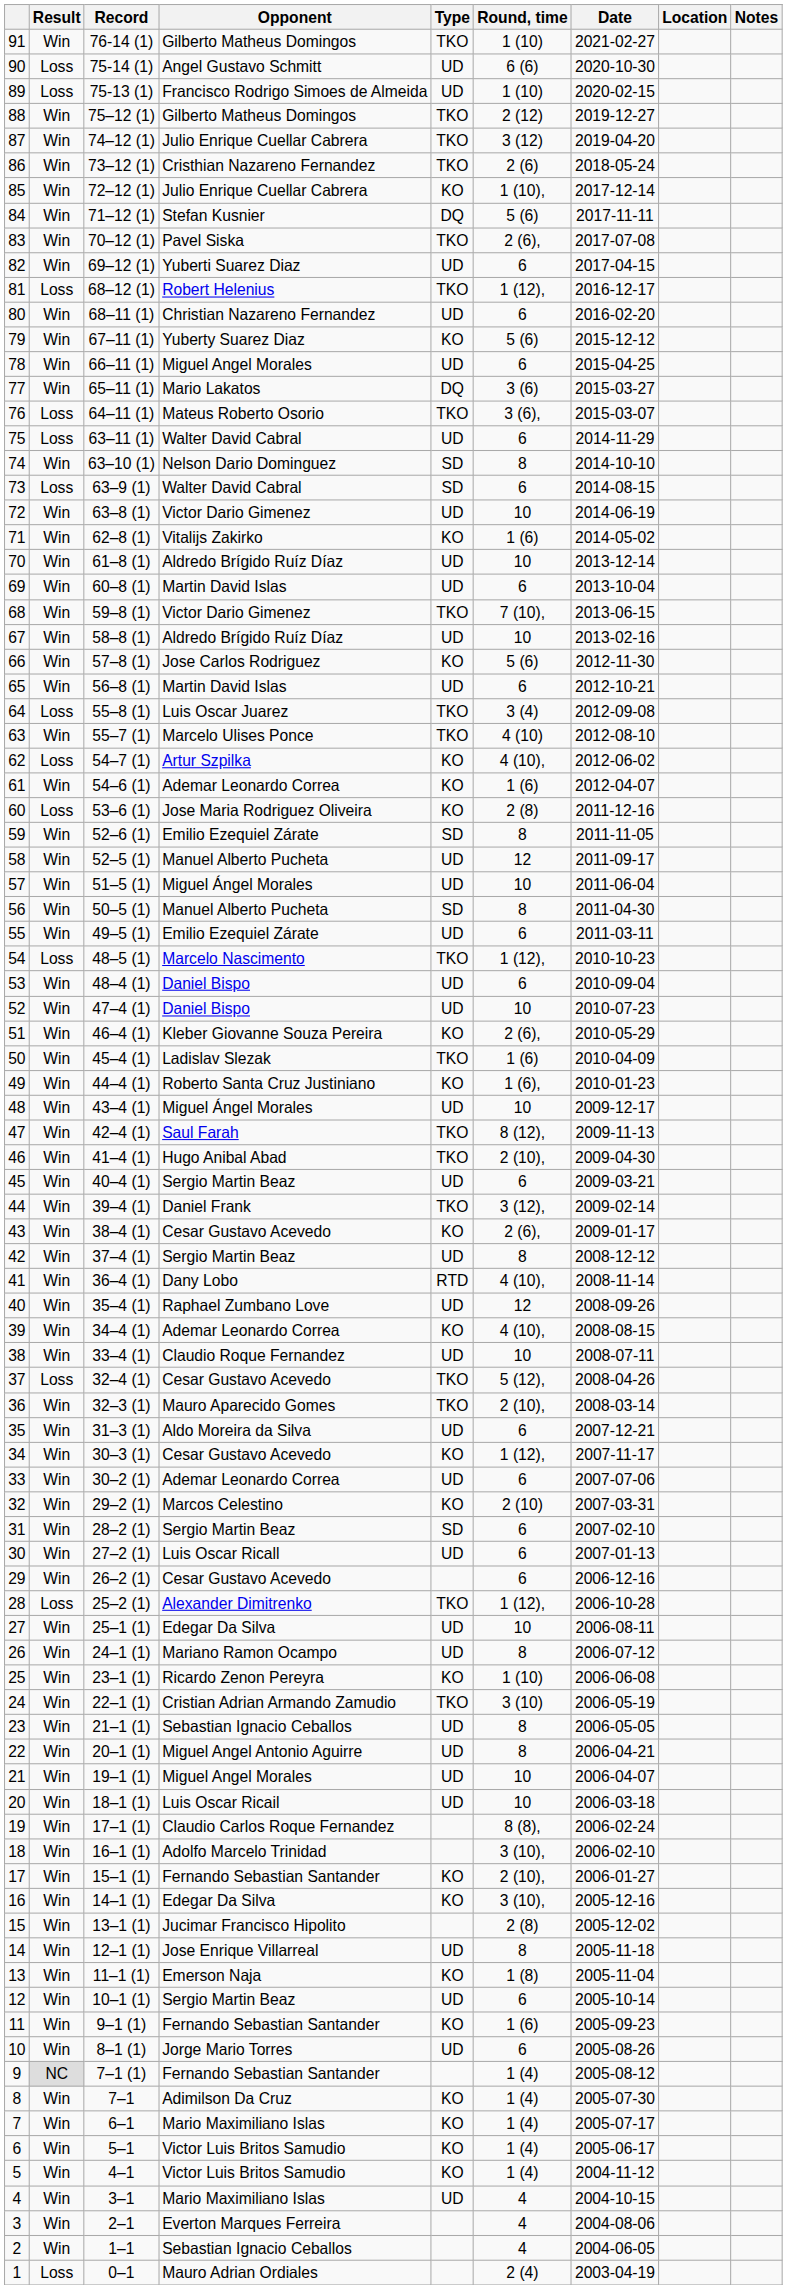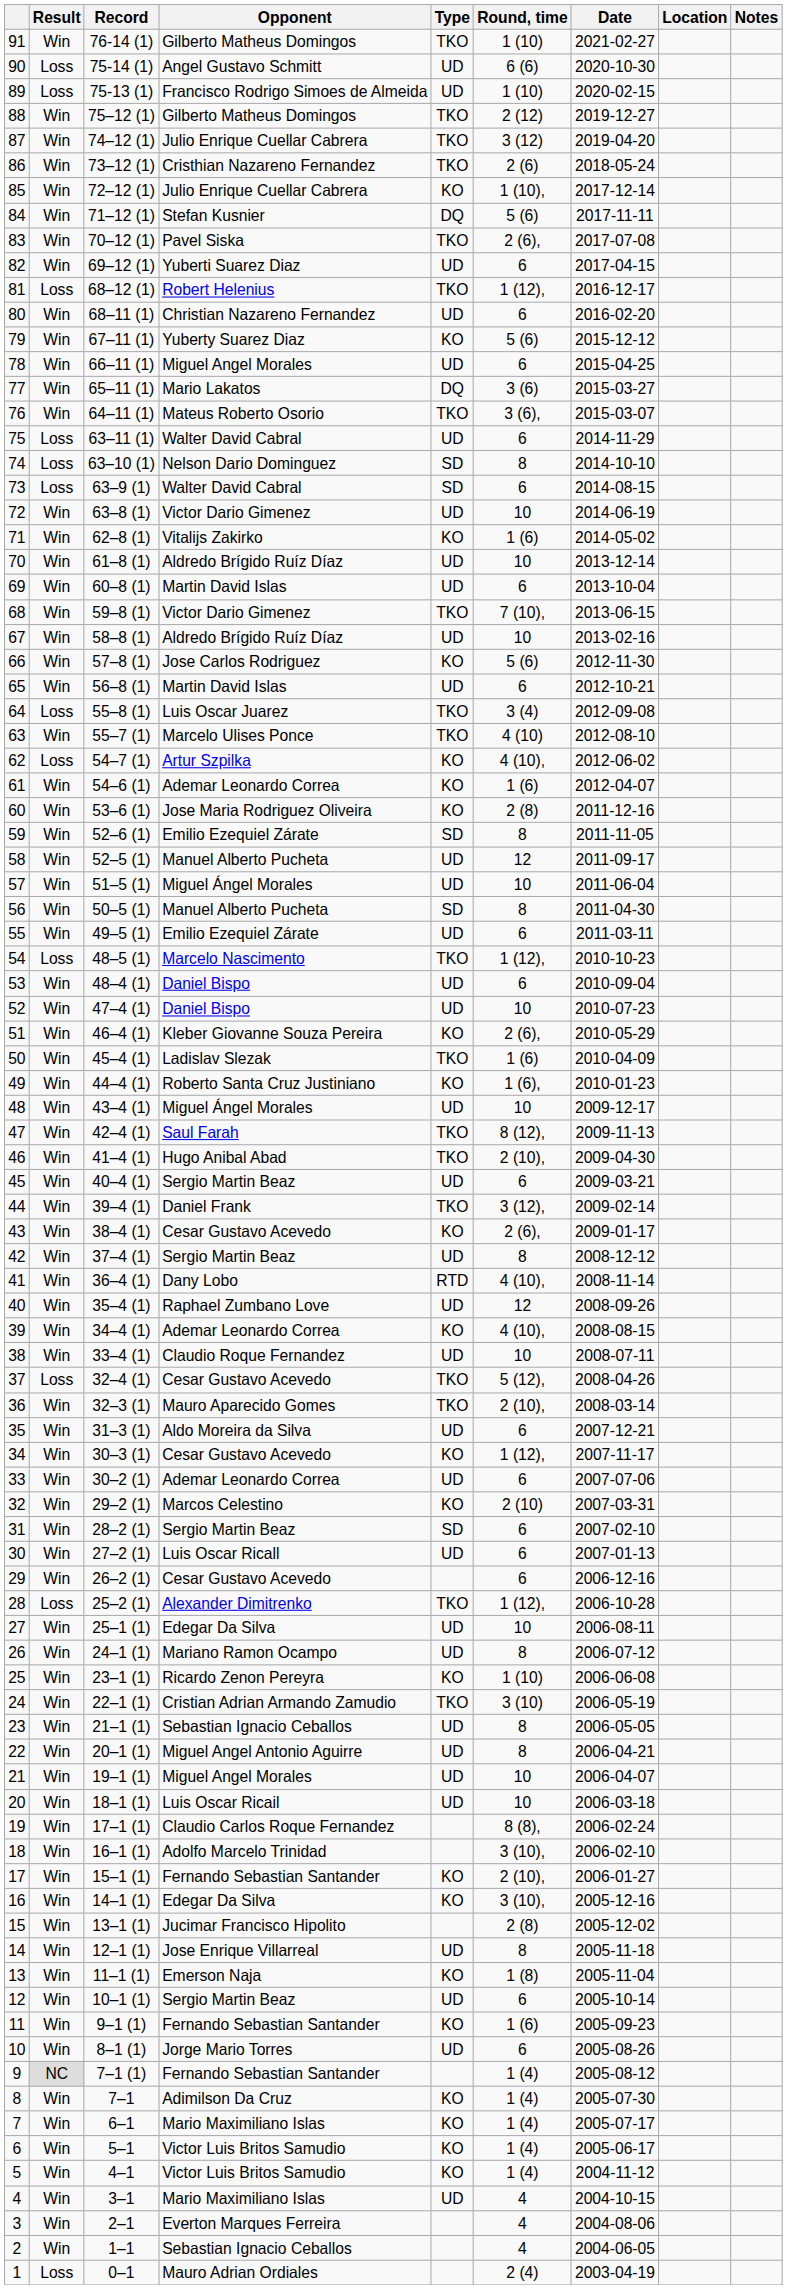(57, 414) Loss -> (57, 414) Win
(57, 463) Win -> (57, 463) Loss
(57, 810) Loss -> (57, 810) Win
